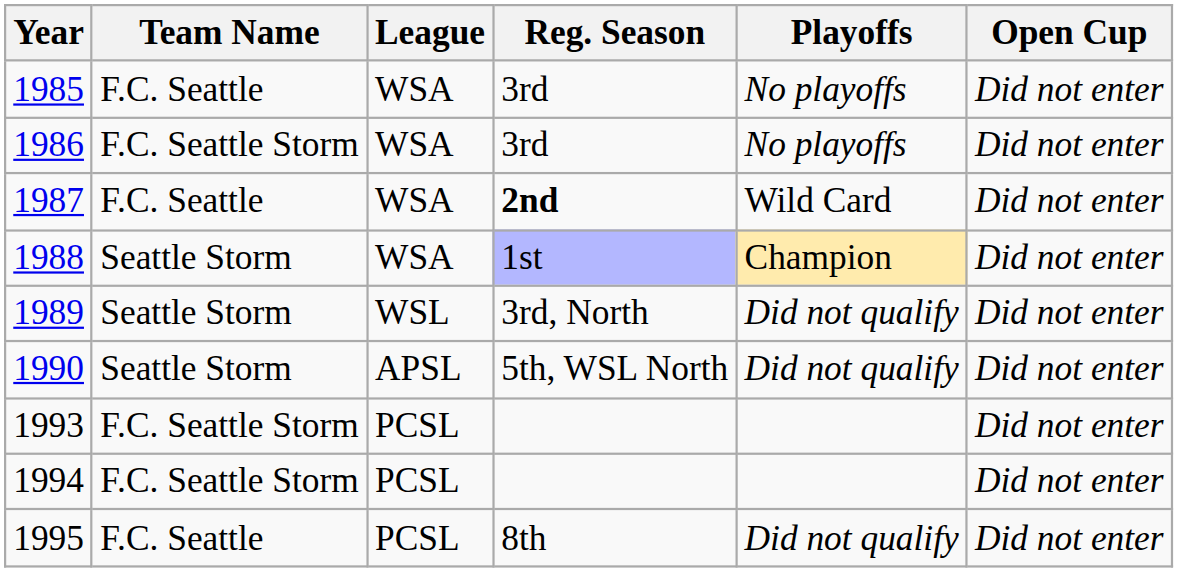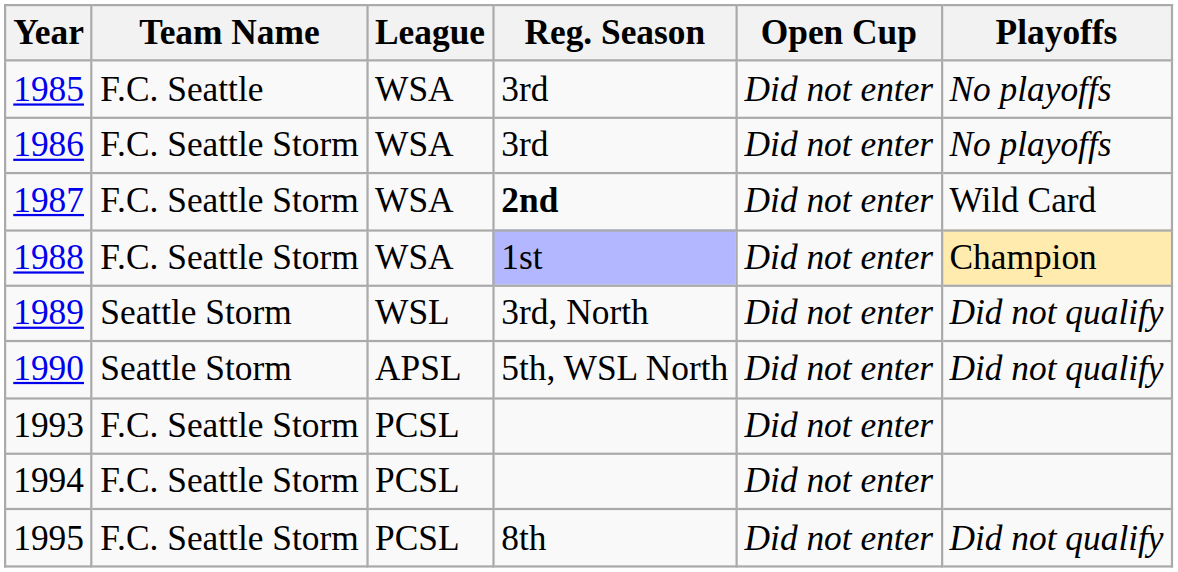columns swapped: (852, 32) <-> (1069, 32)
(182, 200) F.C. Seattle -> (230, 200) F.C. Seattle Storm
(196, 256) Seattle Storm -> (230, 256) F.C. Seattle Storm
(182, 537) F.C. Seattle -> (230, 537) F.C. Seattle Storm
